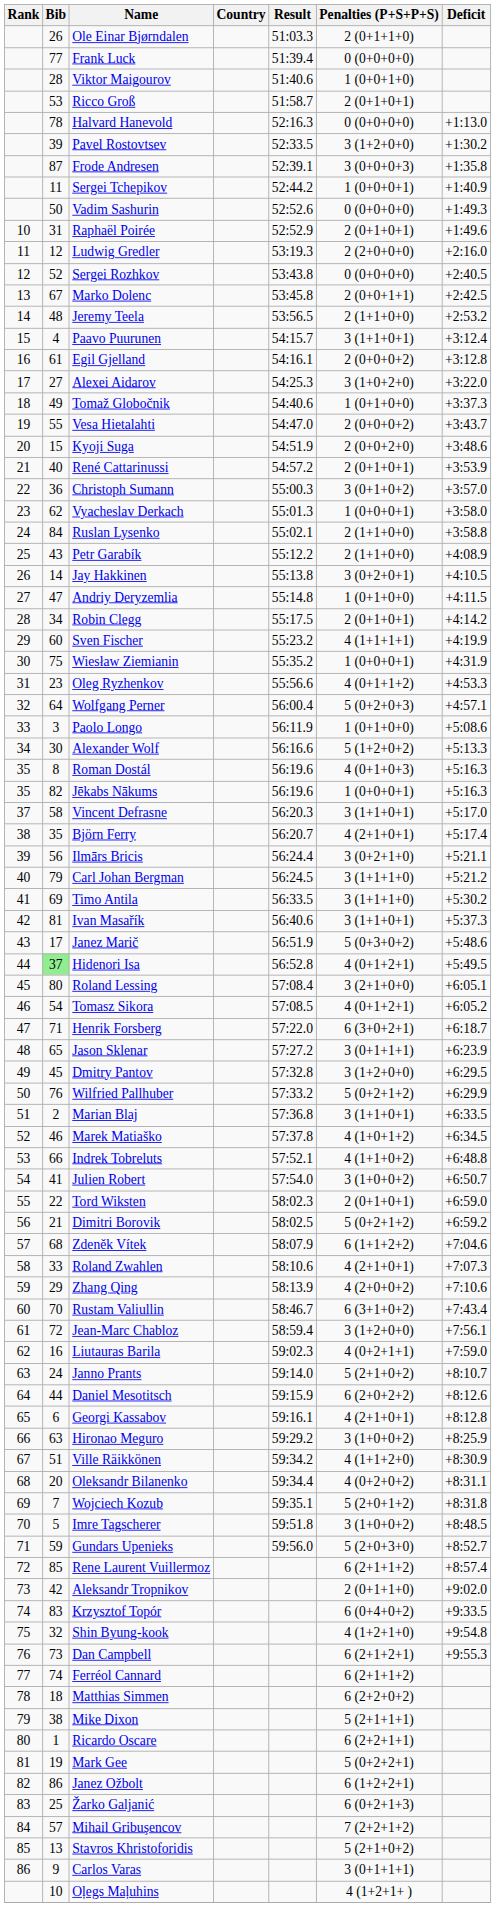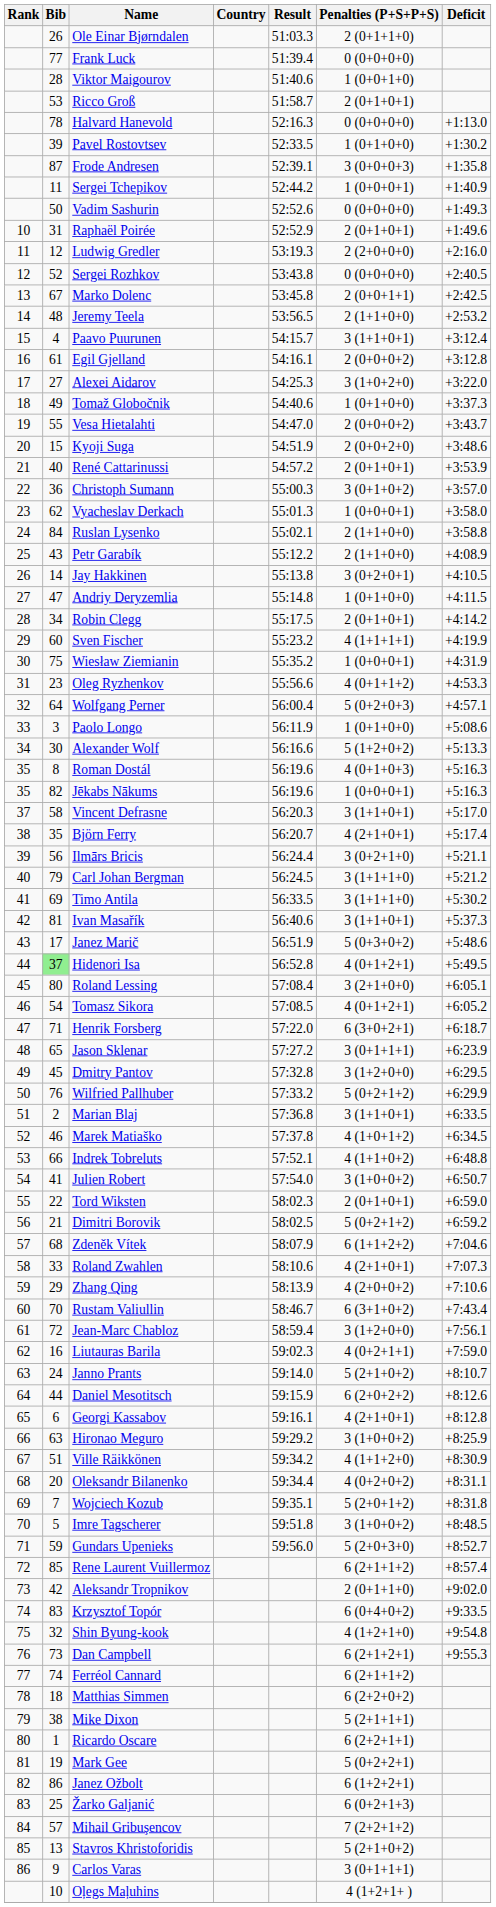(379, 144) 3 (1+2+0+0) -> (379, 144) 1 (0+1+0+0)
